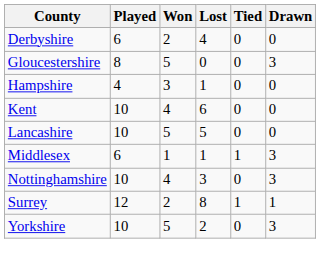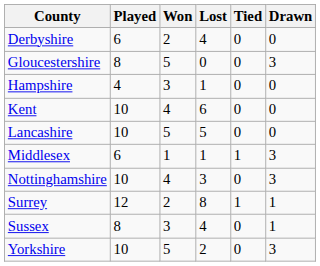+ row: (28, 226)
